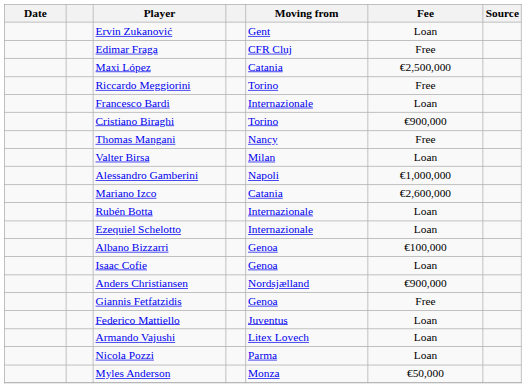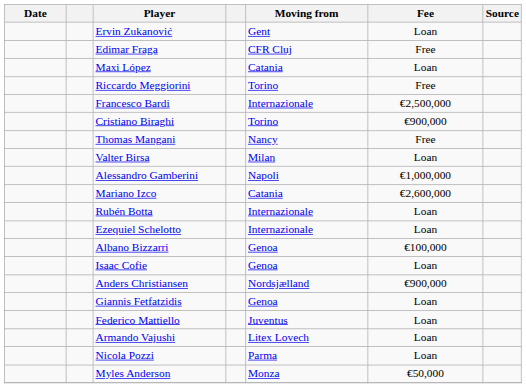(425, 67) €2,500,000 -> (425, 67) Loan
(425, 103) Loan -> (425, 103) €2,500,000
(425, 301) Free -> (425, 301) Loan
